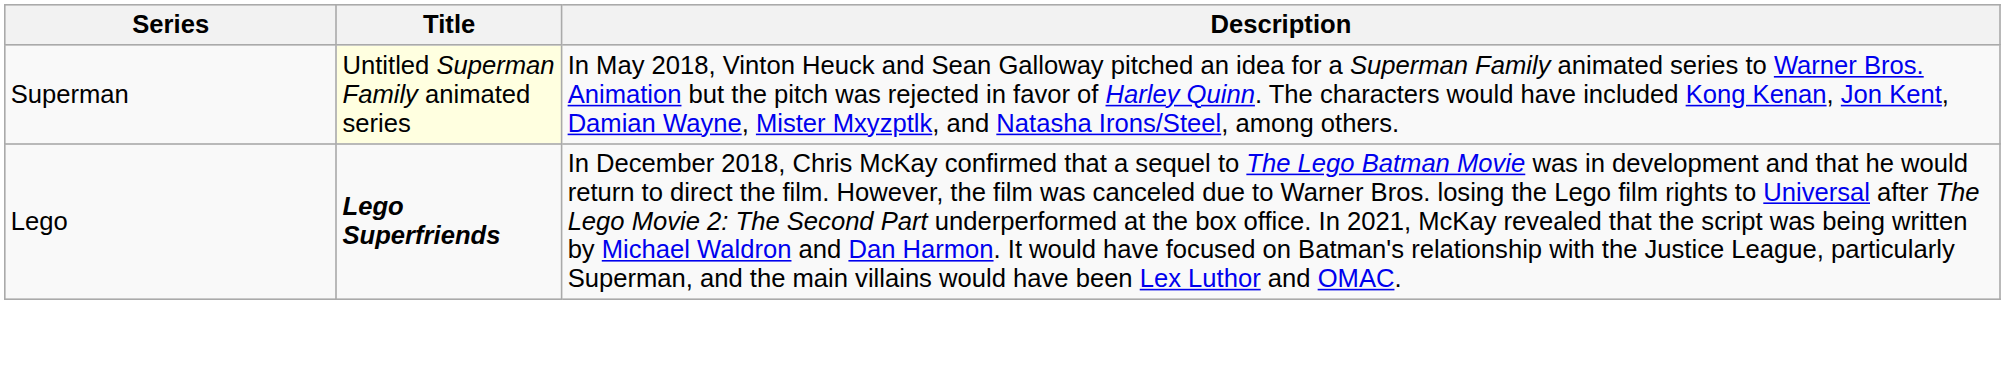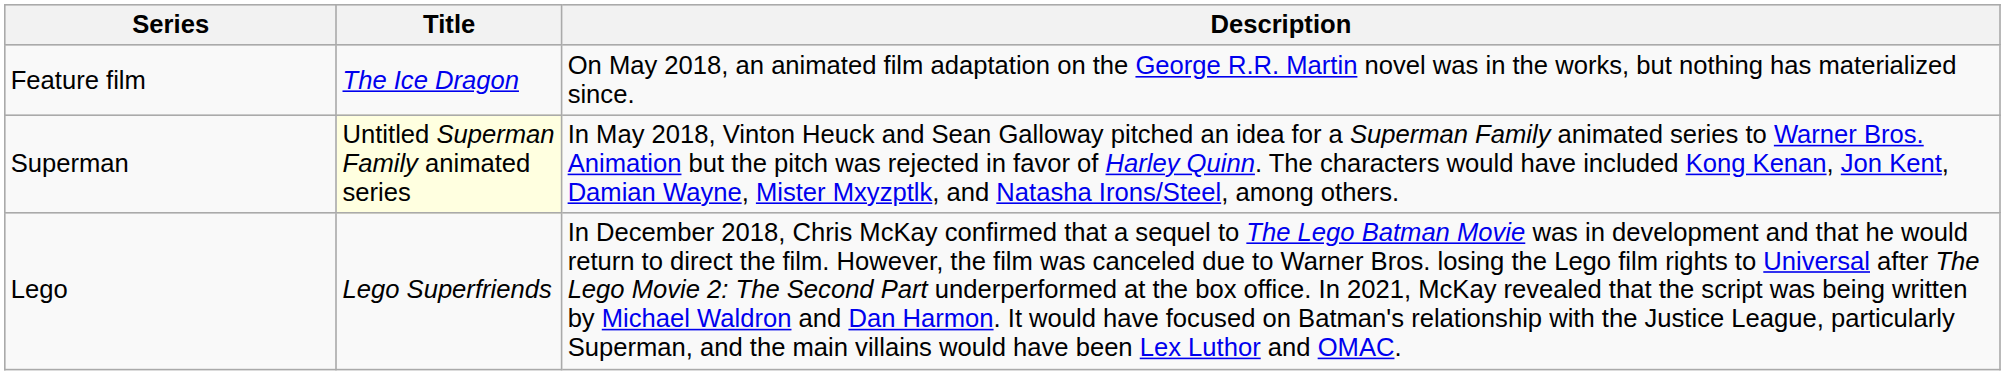+ row: (78, 79)
(421, 221) bold -> (447, 290) normal
